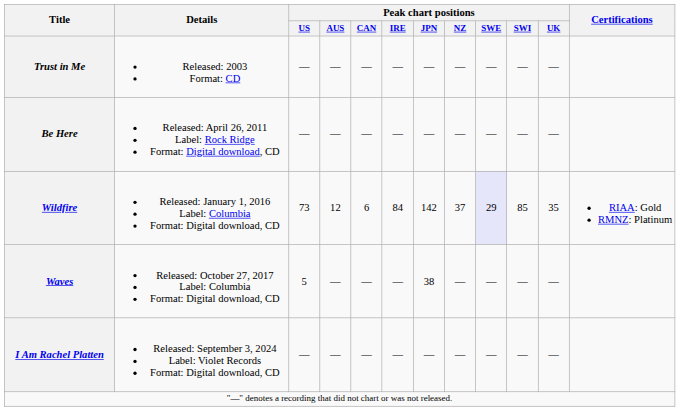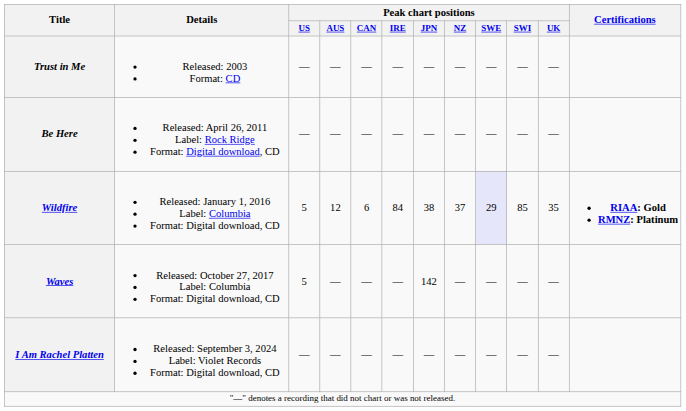(304, 207) 73 -> (304, 207) 5
(429, 207) 142 -> (429, 207) 38
(622, 214) normal -> (625, 214) bold
(429, 281) 38 -> (429, 281) 142
